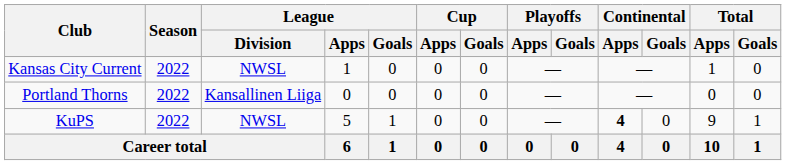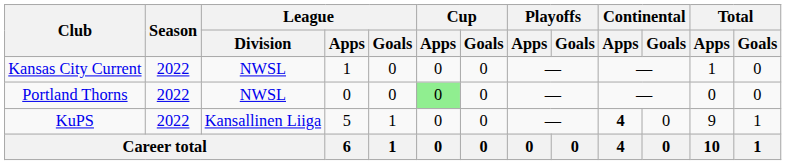(263, 95) Kansallinen Liiga -> (263, 95) NWSL
(438, 95) no background -> (438, 95) lightgreen background
(263, 120) NWSL -> (263, 120) Kansallinen Liiga
